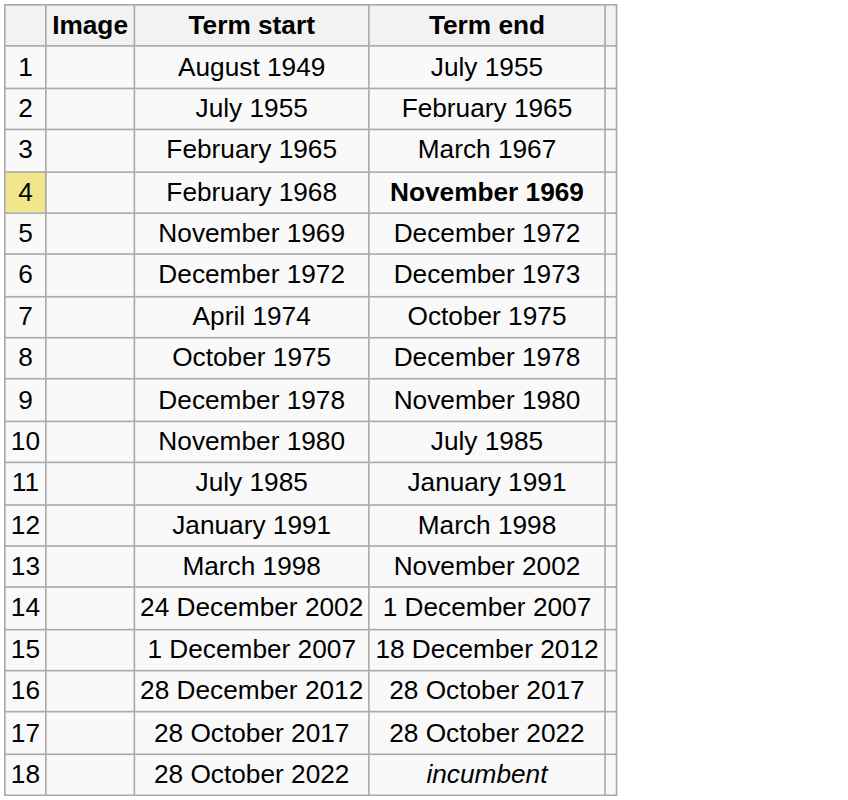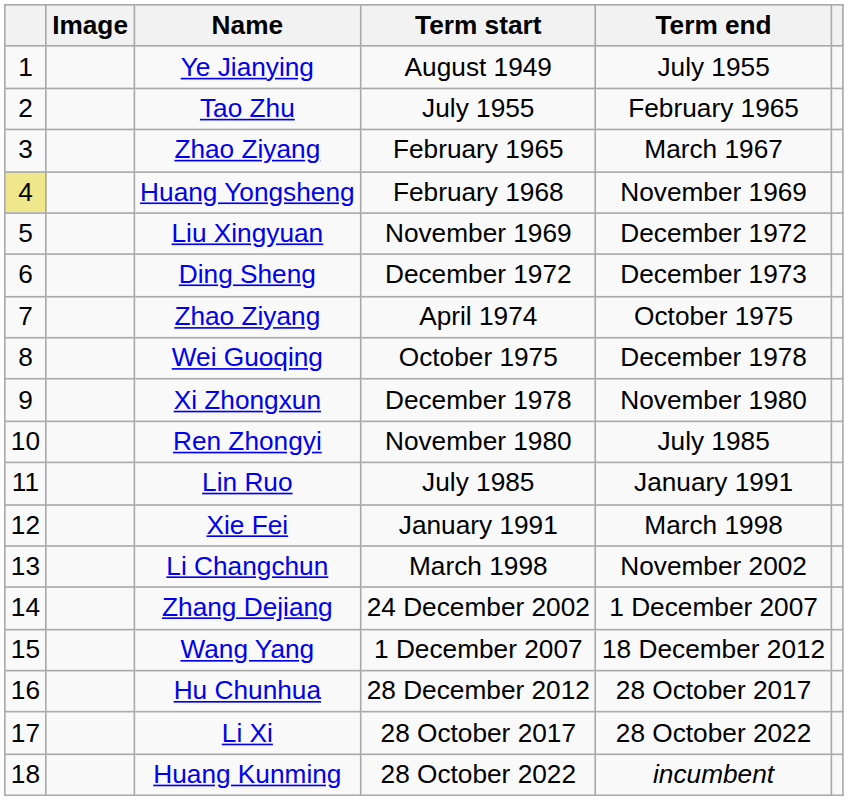+ column: (247, 25)
(487, 191) bold -> (714, 191) normal
